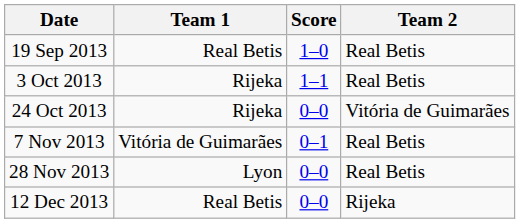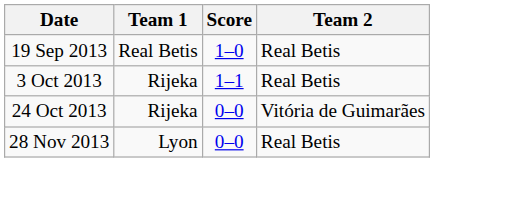- row: (59, 141)
- row: (59, 202)
